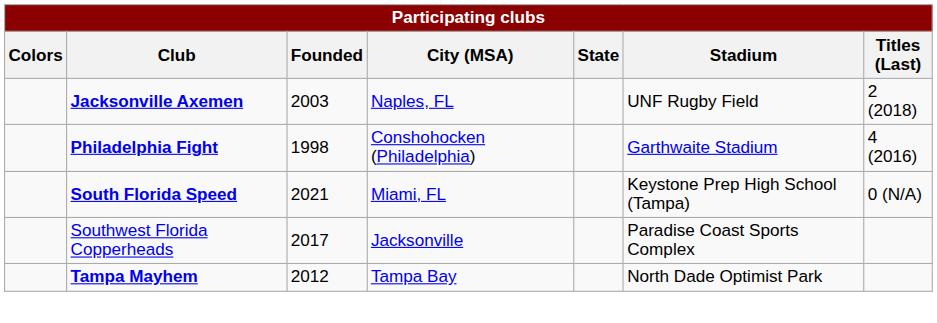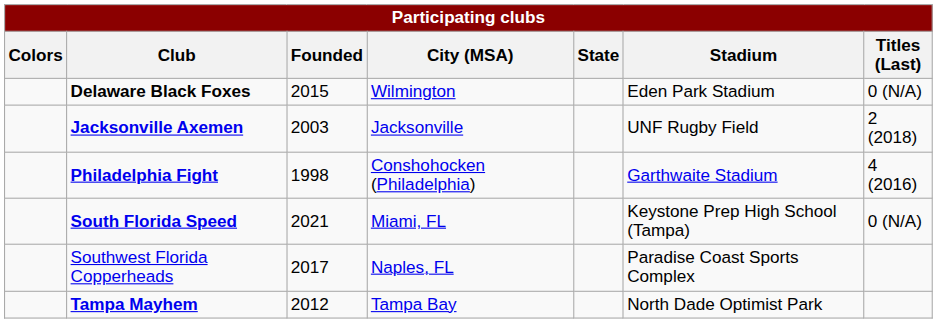+ row: (161, 91)
(412, 101) Naples, FL -> (417, 128) Jacksonville
(417, 240) Jacksonville -> (412, 267) Naples, FL
